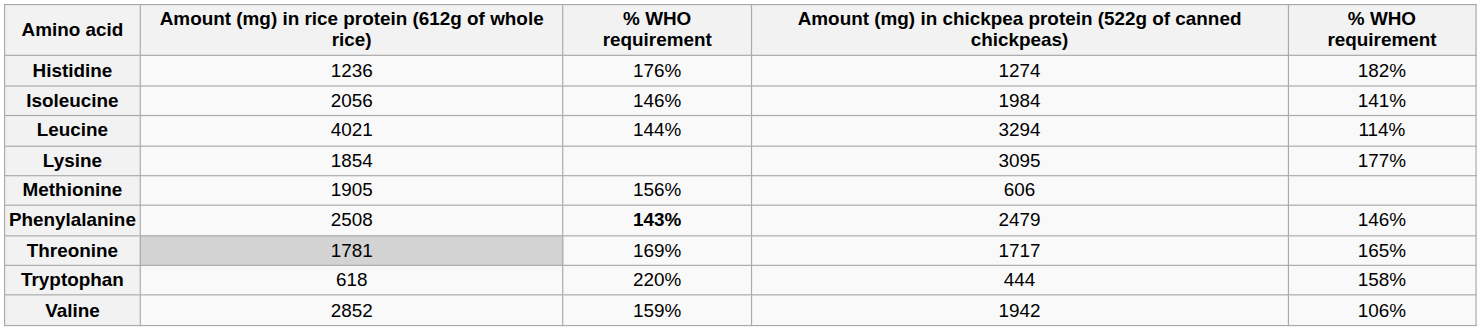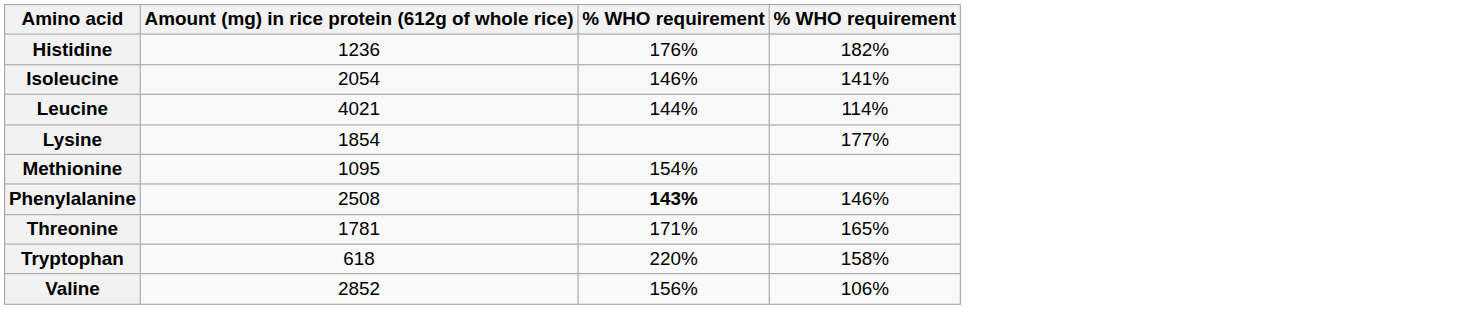- column: (1020, 30)
(352, 100) 2056 -> (359, 79) 2054
(352, 190) 1905 -> (359, 169) 1095
(657, 190) 156% -> (674, 169) 154%
(352, 250) lightgrey background -> (359, 229) no background
(657, 250) 169% -> (674, 229) 171%
(657, 310) 159% -> (674, 288) 156%
